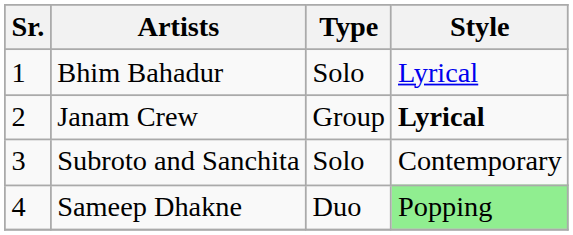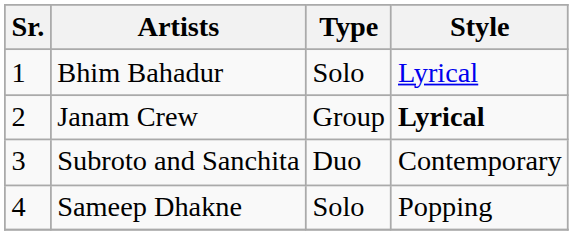(339, 161) Solo -> (337, 161) Duo
(337, 206) Duo -> (339, 206) Solo
(445, 206) lightgreen background -> (445, 206) no background
